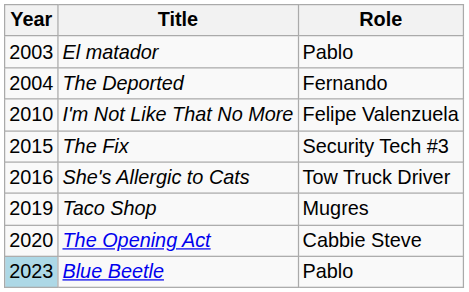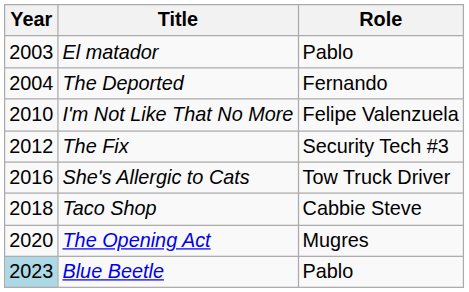(31, 146) 2015 -> (31, 146) 2012
(31, 209) 2019 -> (31, 209) 2018
(336, 209) Mugres -> (362, 209) Cabbie Steve
(362, 240) Cabbie Steve -> (336, 240) Mugres
